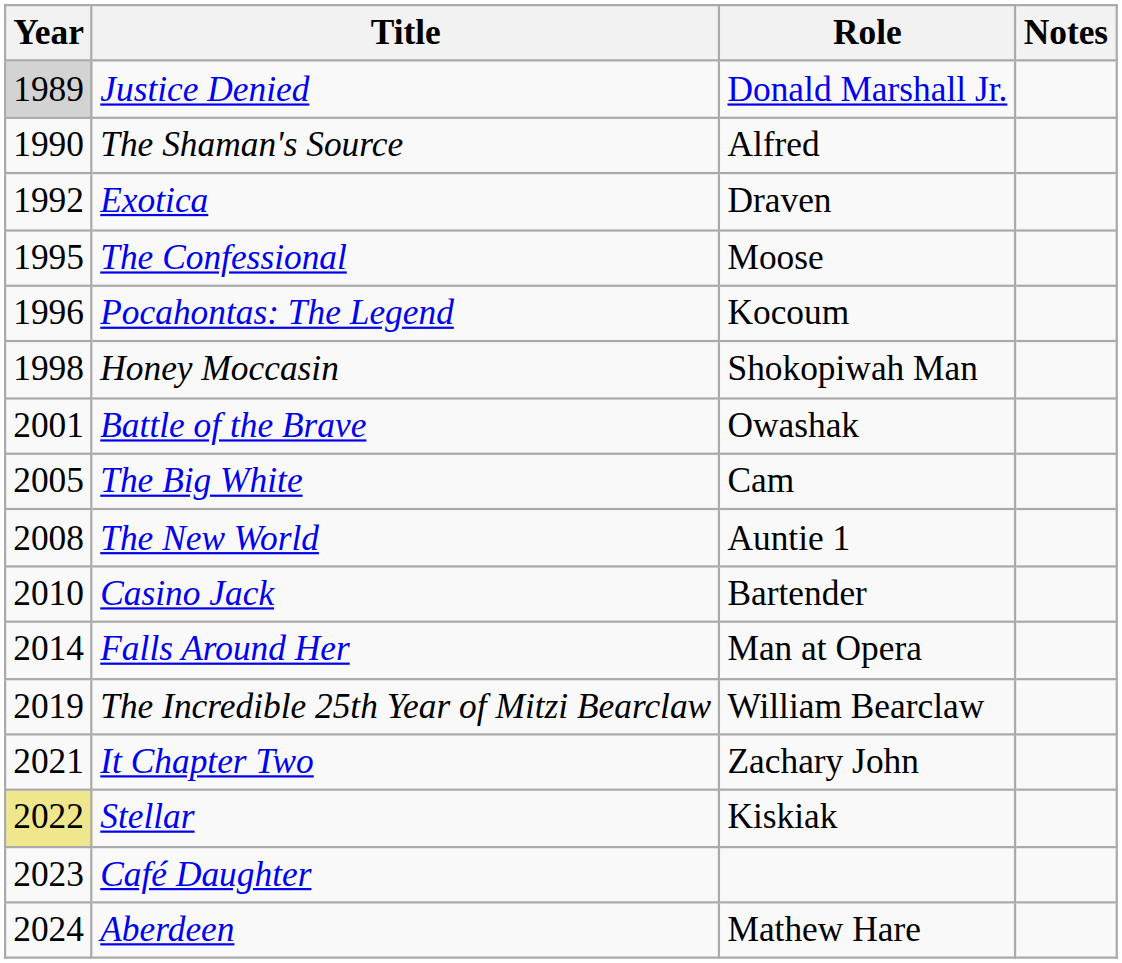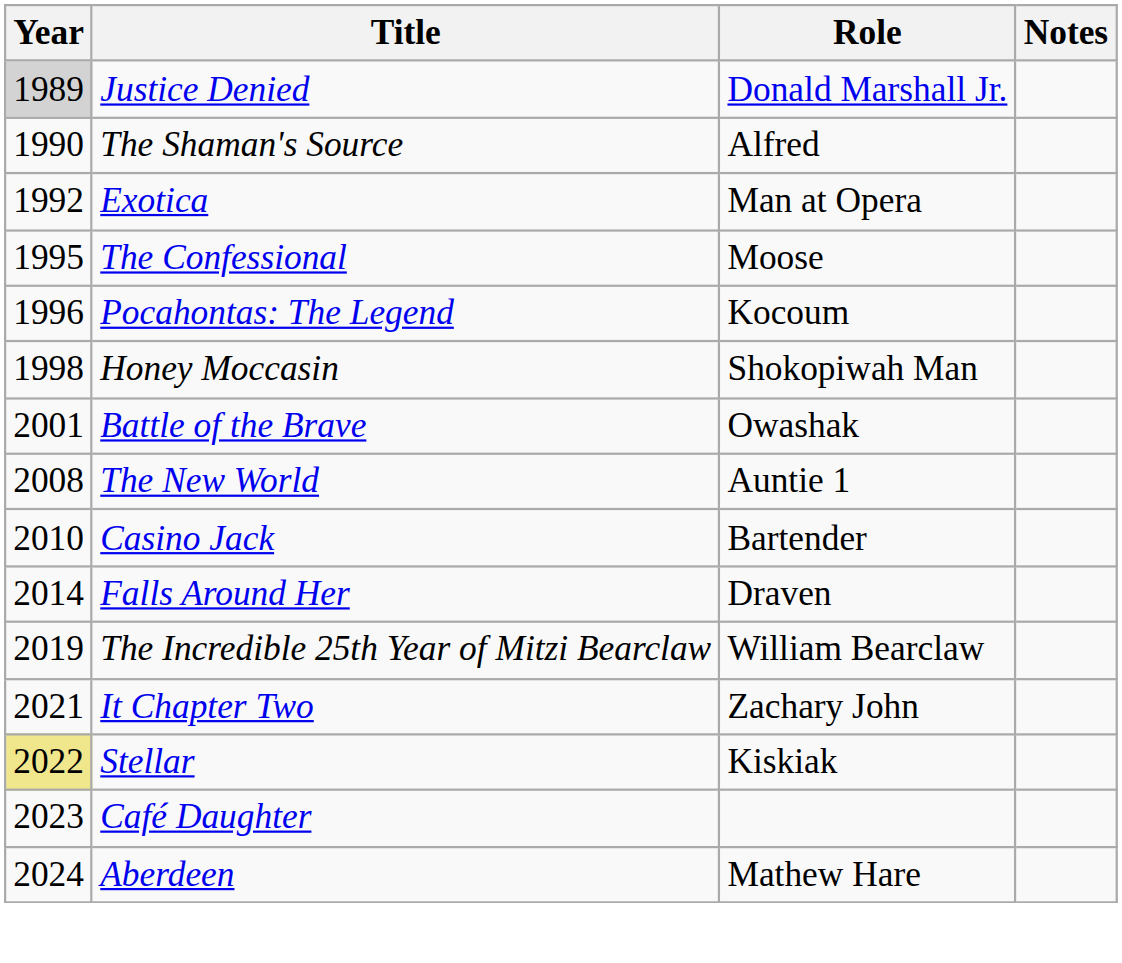(780, 200) Draven -> (825, 200) Man at Opera
- row: (201, 481)
(825, 649) Man at Opera -> (780, 593) Draven
